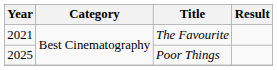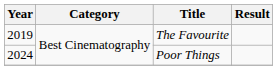(20, 34) 2021 -> (20, 34) 2019
(20, 55) 2025 -> (20, 55) 2024
